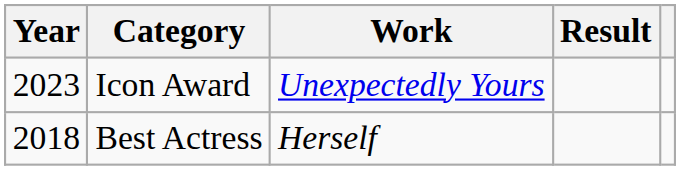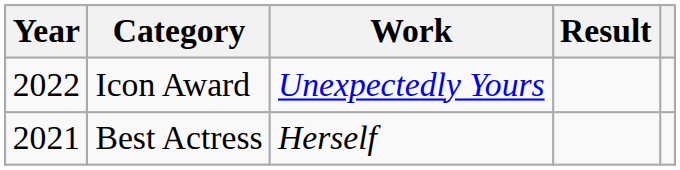(46, 84) 2023 -> (46, 84) 2022
(46, 137) 2018 -> (46, 137) 2021
